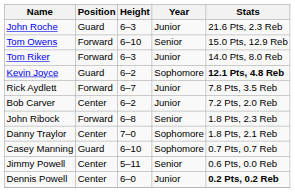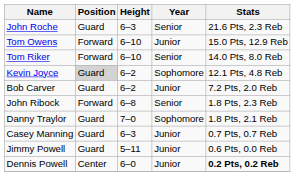(167, 27) Junior -> (168, 27) Senior
(168, 42) Senior -> (167, 42) Junior
(128, 57) 6–3 -> (131, 57) 6–10
(167, 57) Junior -> (168, 57) Senior
(91, 73) no background -> (91, 73) lightgrey background
(246, 73) bold -> (245, 73) normal
- row: (32, 88)
(92, 103) Center -> (91, 88) Guard
(92, 133) Center -> (91, 118) Guard
(131, 149) 6–10 -> (128, 133) 6–3
(179, 149) Sophomore -> (167, 133) Junior
(92, 164) Center -> (91, 149) Guard
(168, 164) Senior -> (167, 149) Junior
